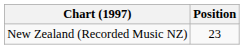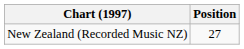(215, 34) 23 -> (215, 34) 27
